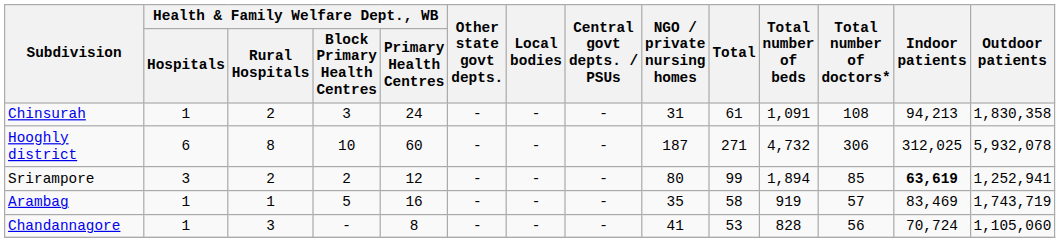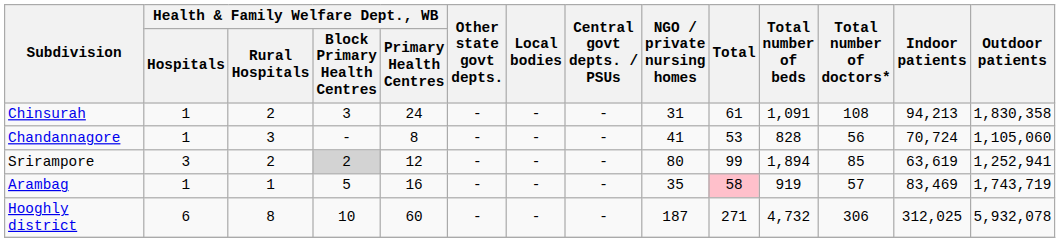rows swapped: (64, 226) <-> (43, 146)
(347, 179) no background -> (347, 162) lightgrey background
(932, 179) bold -> (932, 162) normal
(734, 202) no background -> (734, 186) pink background
